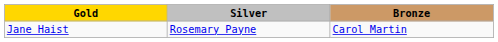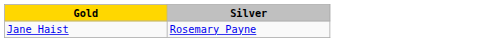- column: (412, 13)
